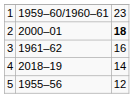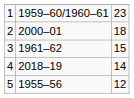(120, 31) bold -> (120, 31) normal
(120, 48) 16 -> (120, 48) 15
